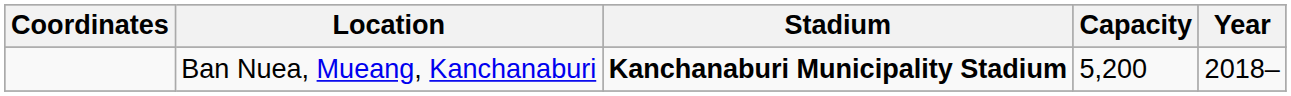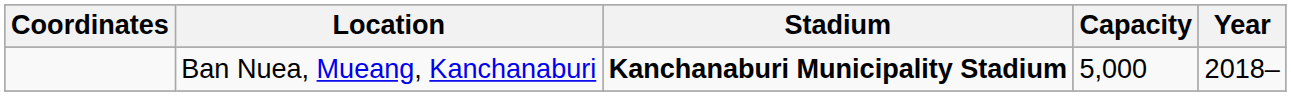(1113, 68) 5,200 -> (1113, 68) 5,000
